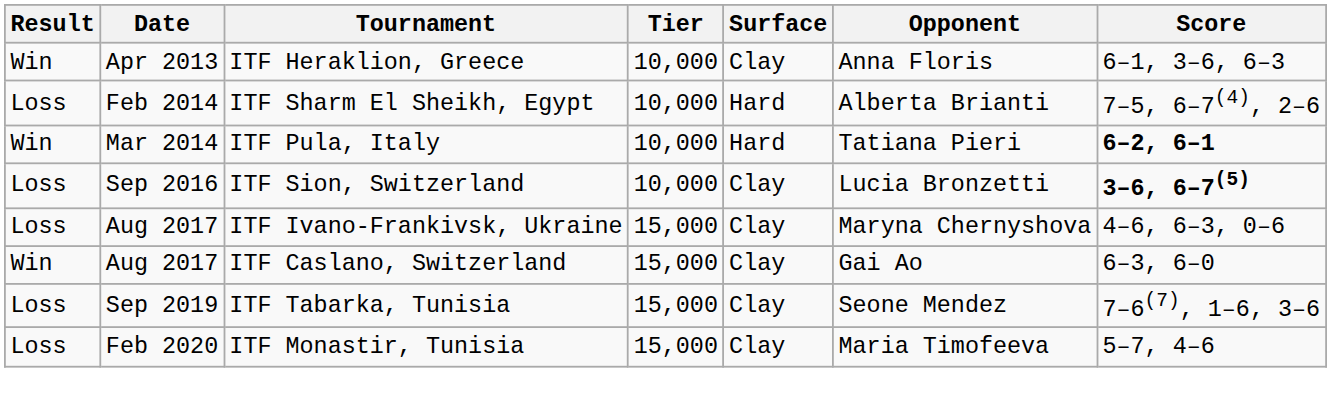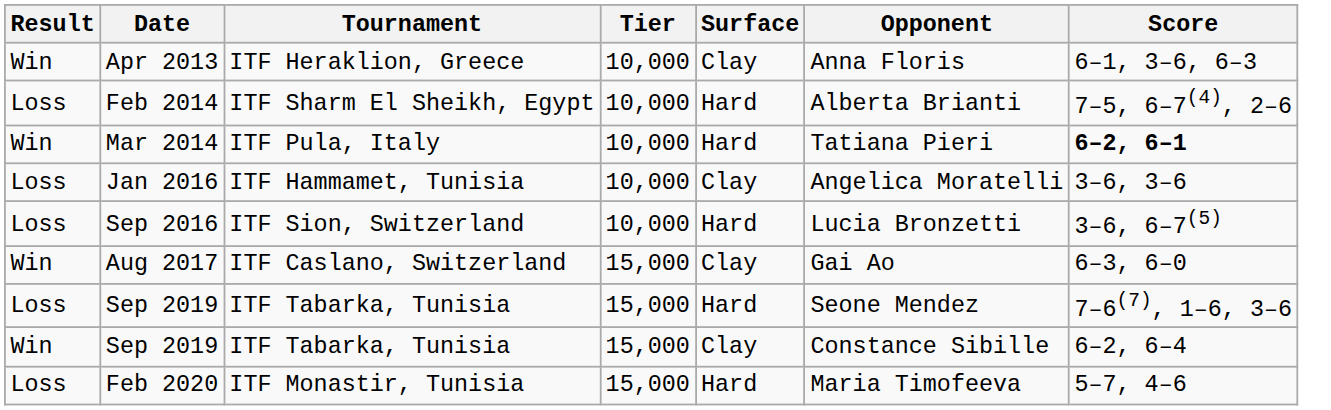+ row: (39, 183)
(757, 185) Clay -> (729, 224) Hard
(1176, 186) bold -> (1148, 224) normal
- row: (39, 227)
(757, 306) Clay -> (729, 306) Hard
+ row: (32, 347)
(757, 347) Clay -> (729, 385) Hard
